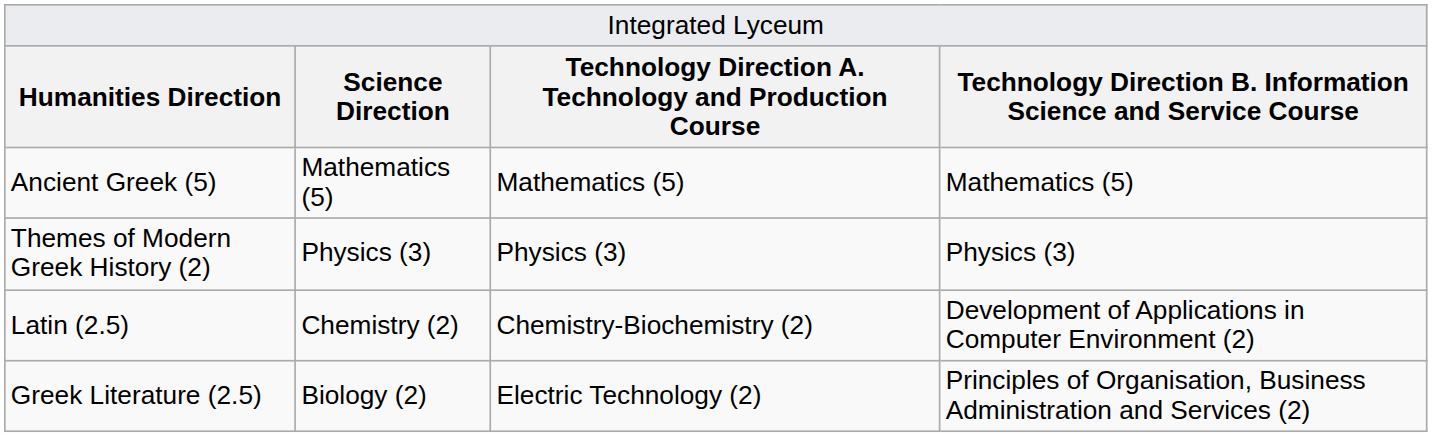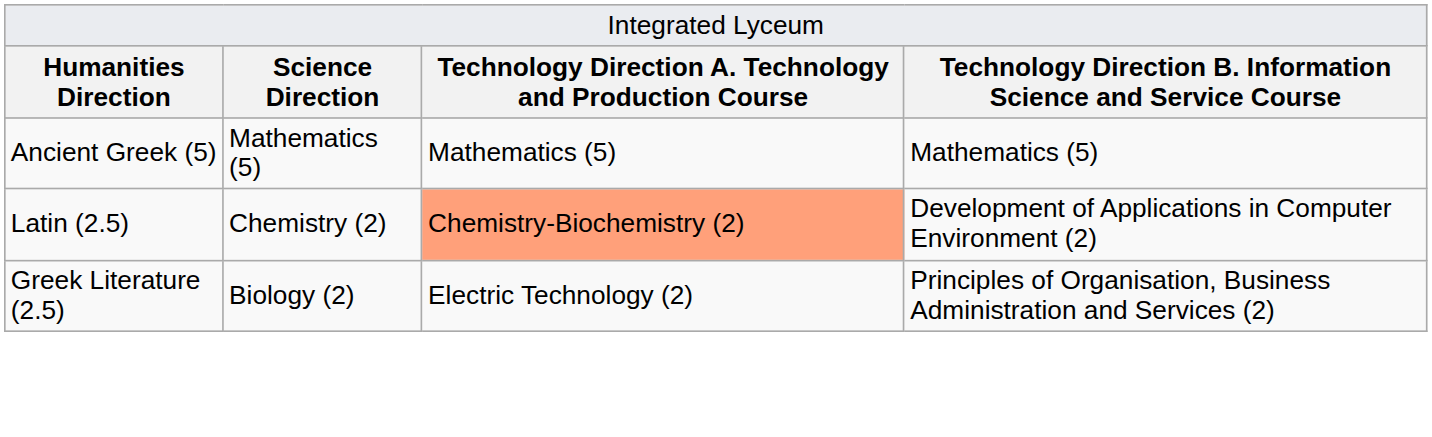- row: (121, 253)
(655, 324) no background -> (586, 223) lightsalmon background
